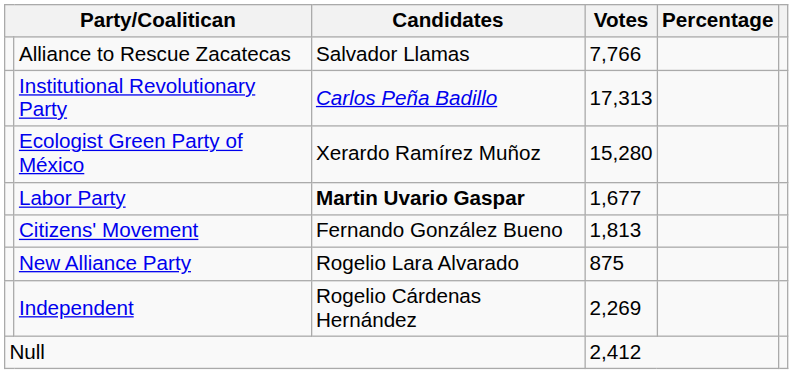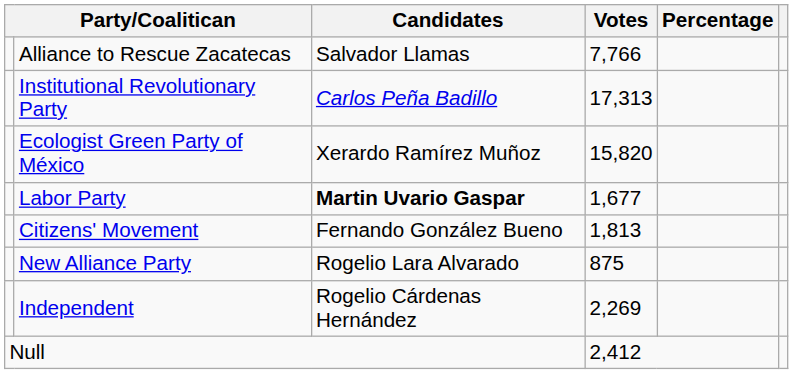(621, 153) 15,280 -> (621, 153) 15,820
